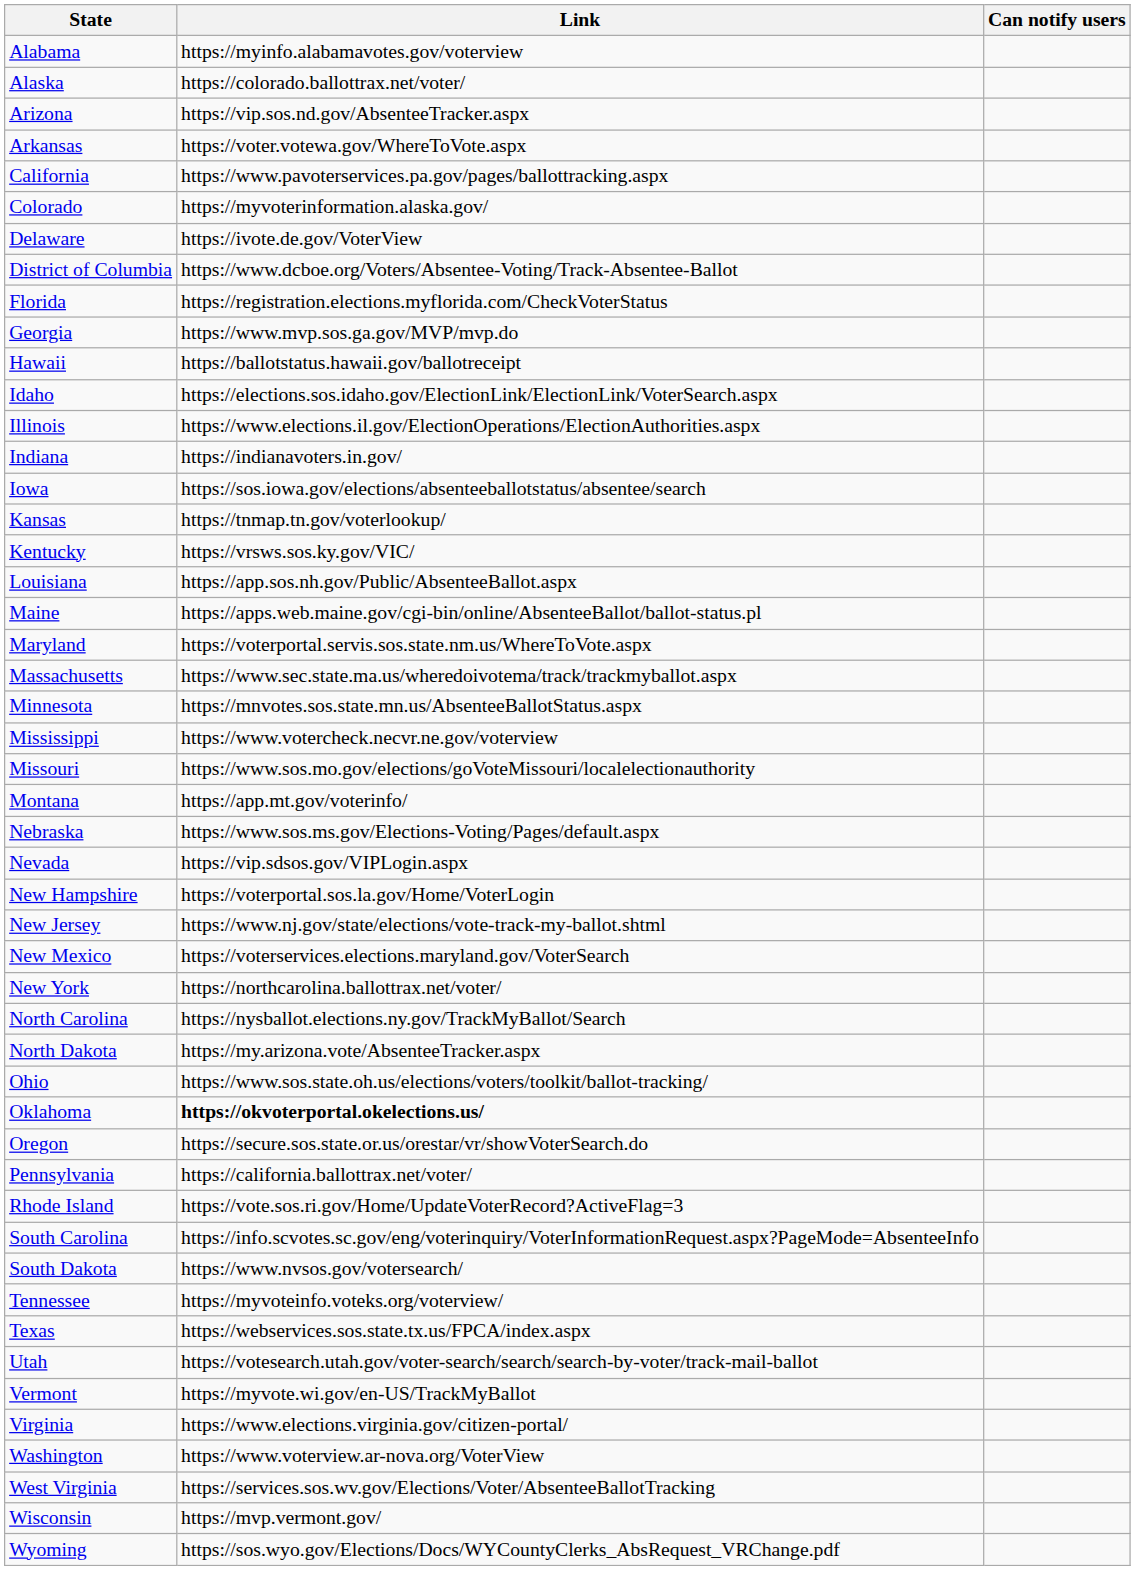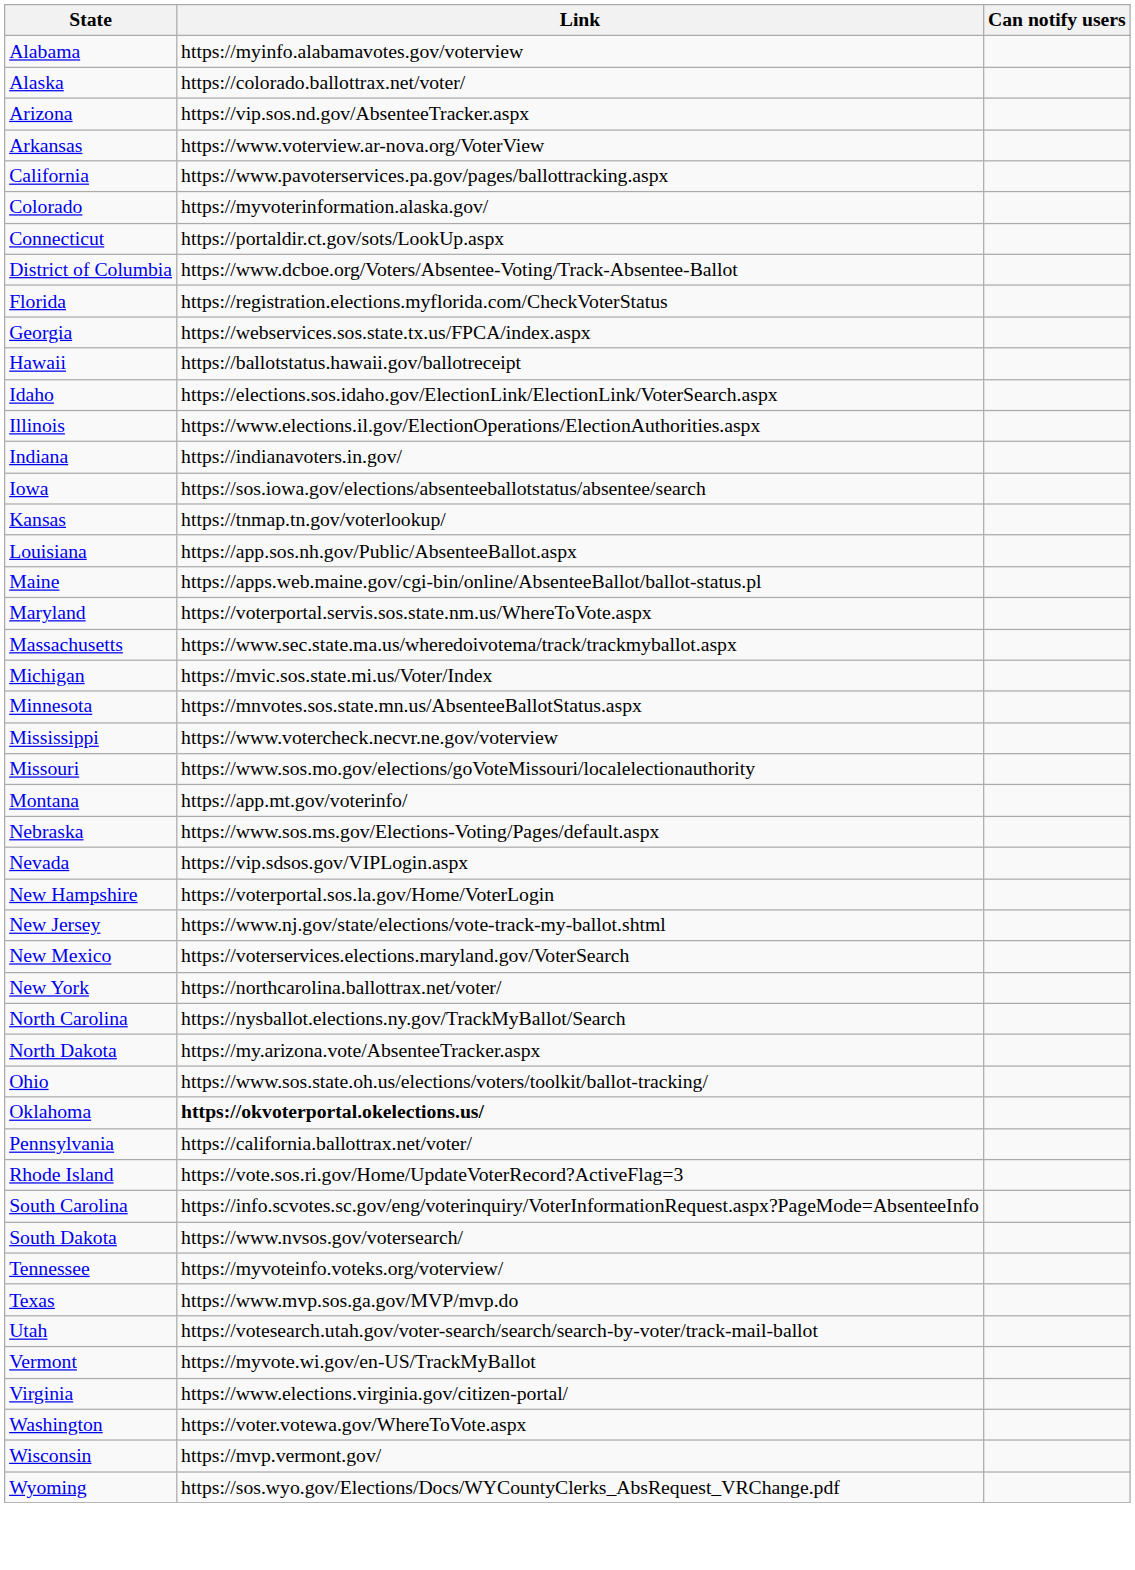(354, 144) https://voter.votewa.gov/WhereToVote.aspx -> (363, 144) https://www.voterview.ar-nova.org/VoterView
+ row: (57, 238)
- row: (47, 238)
(350, 332) https://www.mvp.sos.ga.gov/MVP/mvp.do -> (386, 332) https://webservices.sos.state.tx.us/FPCA/index.aspx
- row: (47, 550)
+ row: (47, 675)
- row: (39, 1143)
(386, 1330) https://webservices.sos.state.tx.us/FPCA/index.aspx -> (350, 1299) https://www.mvp.sos.ga.gov/MVP/mvp.do
(363, 1455) https://www.voterview.ar-nova.org/VoterView -> (354, 1424) https://voter.votewa.gov/WhereToVote.aspx
- row: (63, 1487)
